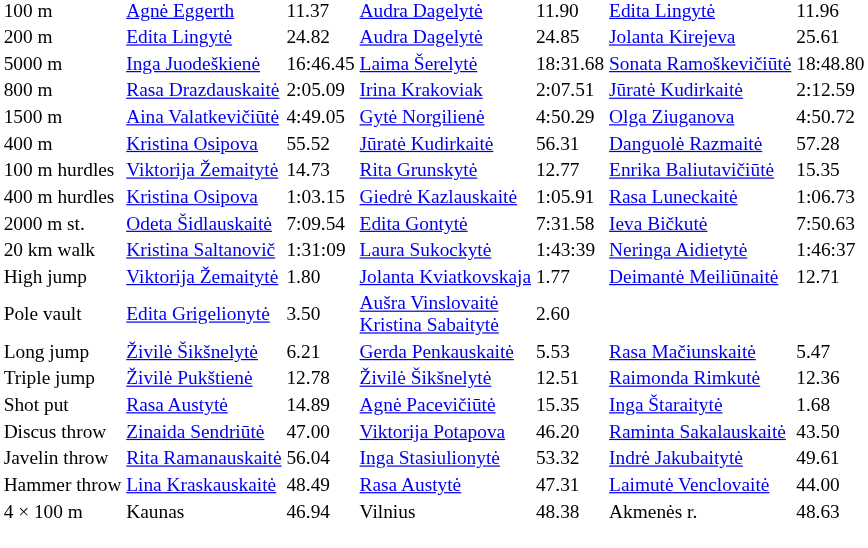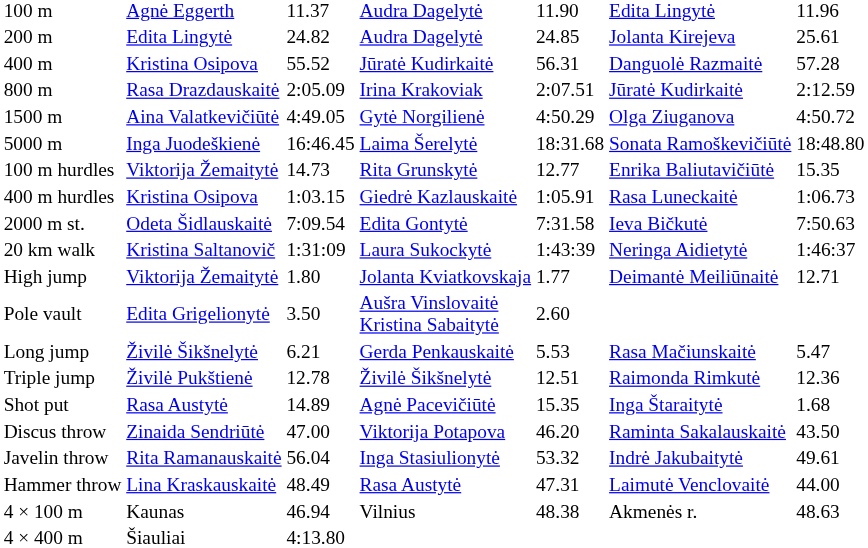rows swapped: (28, 143) <-> (33, 63)
+ row: (43, 537)
